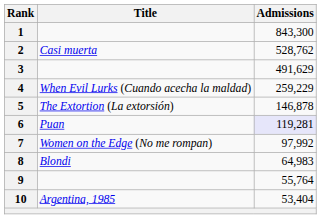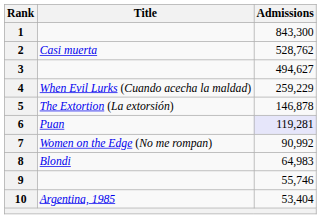(295, 69) 491,629 -> (295, 69) 494,627
(298, 143) 97,992 -> (298, 143) 90,992
(298, 180) 55,764 -> (298, 180) 55,746
